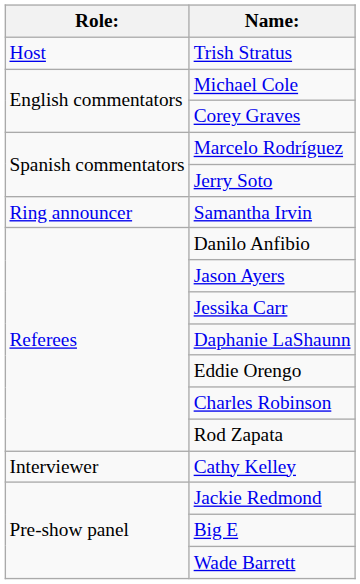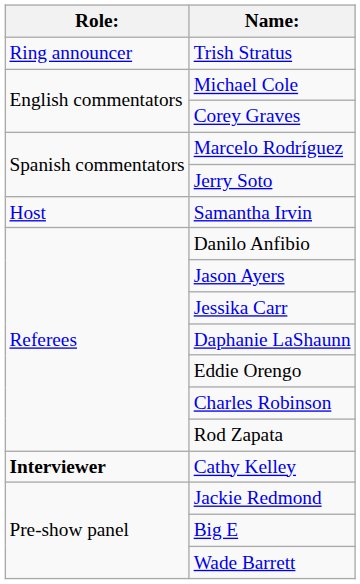(28, 52) Host -> (71, 52) Ring announcer
(71, 211) Ring announcer -> (28, 211) Host
(54, 466) normal -> (58, 466) bold
